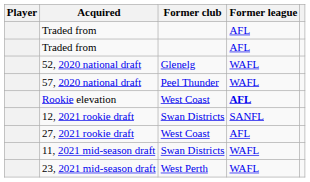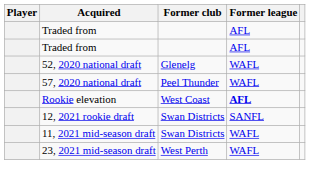- row: (88, 133)
